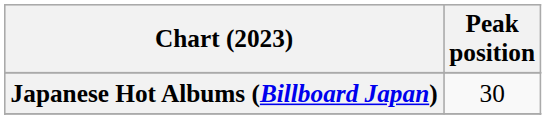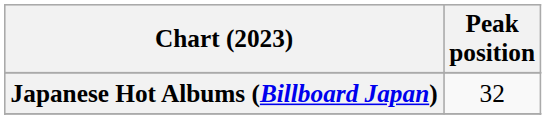(492, 93) 30 -> (492, 93) 32
